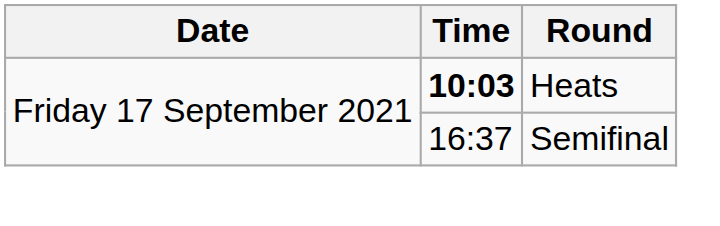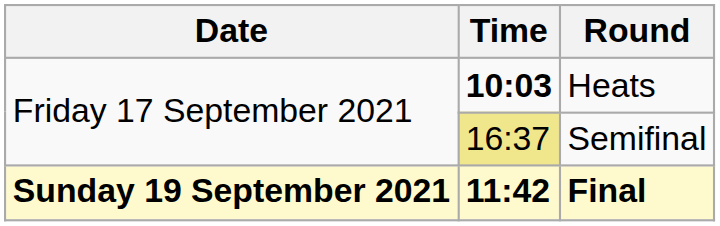(470, 138) no background -> (508, 138) khaki background
+ row: (607, 191)
